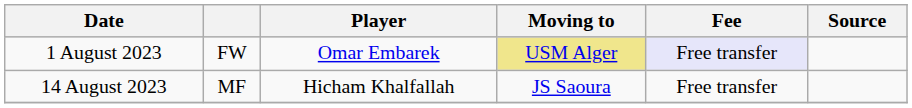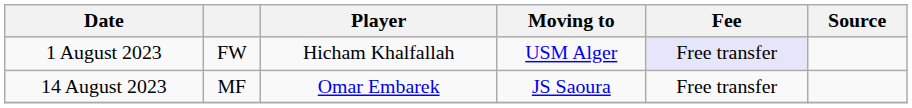(379, 53) Omar Embarek -> (379, 53) Hicham Khalfallah
(571, 53) khaki background -> (571, 53) no background
(379, 85) Hicham Khalfallah -> (379, 85) Omar Embarek
